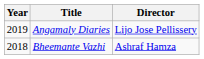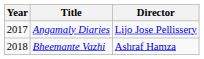(17, 29) 2019 -> (17, 29) 2017
